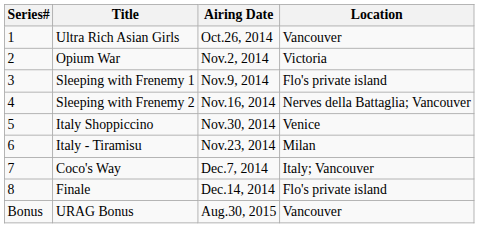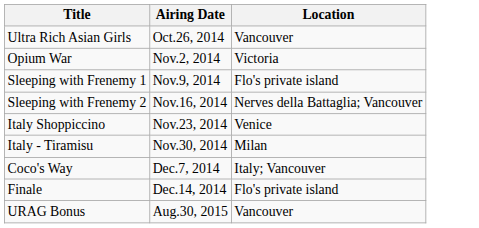- column: (29, 15)
(238, 124) Nov.30, 2014 -> (190, 124) Nov.23, 2014
(238, 146) Nov.23, 2014 -> (190, 146) Nov.30, 2014
